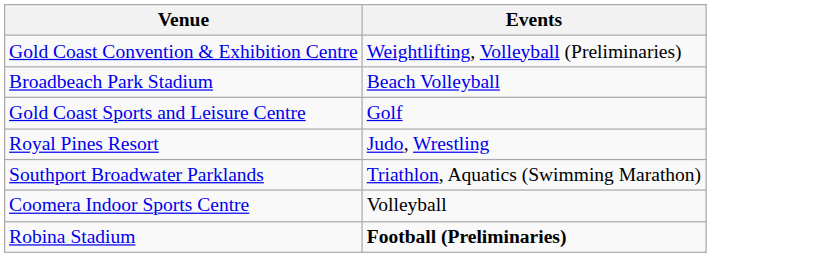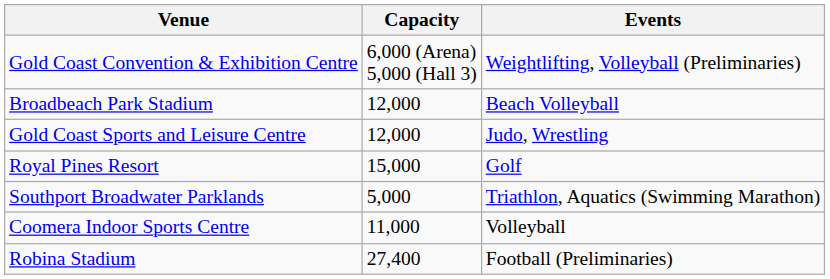+ column: (422, 19)
(385, 112) Golf -> (547, 134) Judo, Wrestling
(428, 143) Judo, Wrestling -> (504, 165) Golf
(467, 236) bold -> (579, 258) normal
